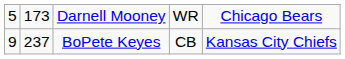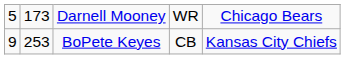(37, 41) 237 -> (37, 41) 253
